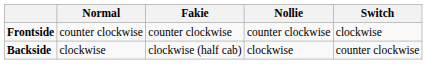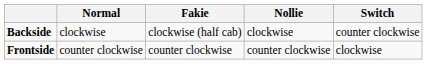rows swapped: (31, 31) <-> (29, 50)
